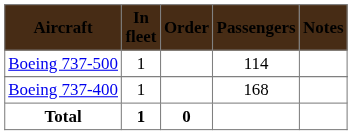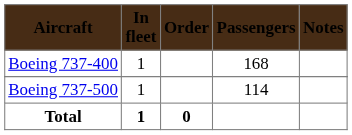rows swapped: (63, 89) <-> (63, 63)
